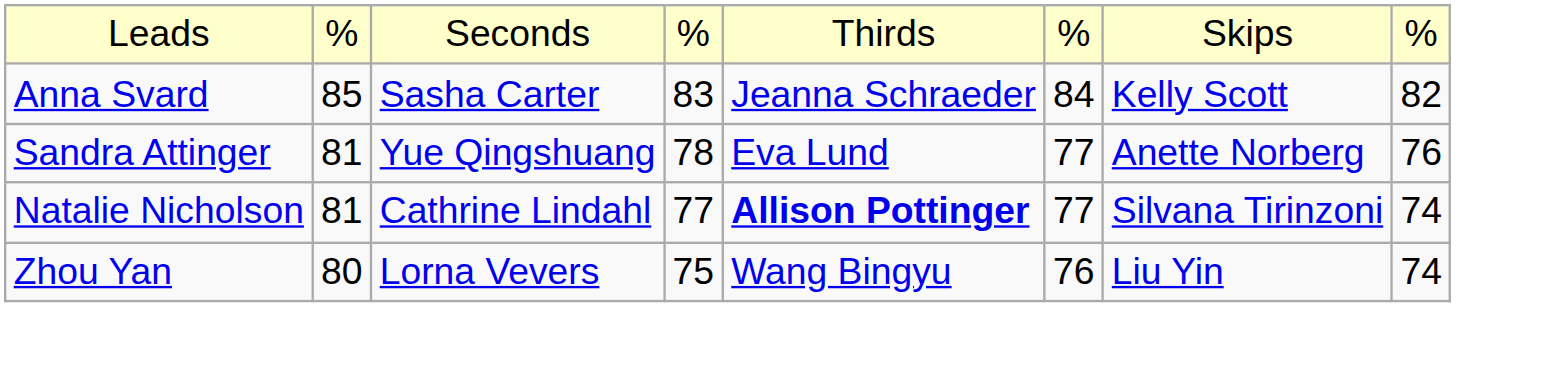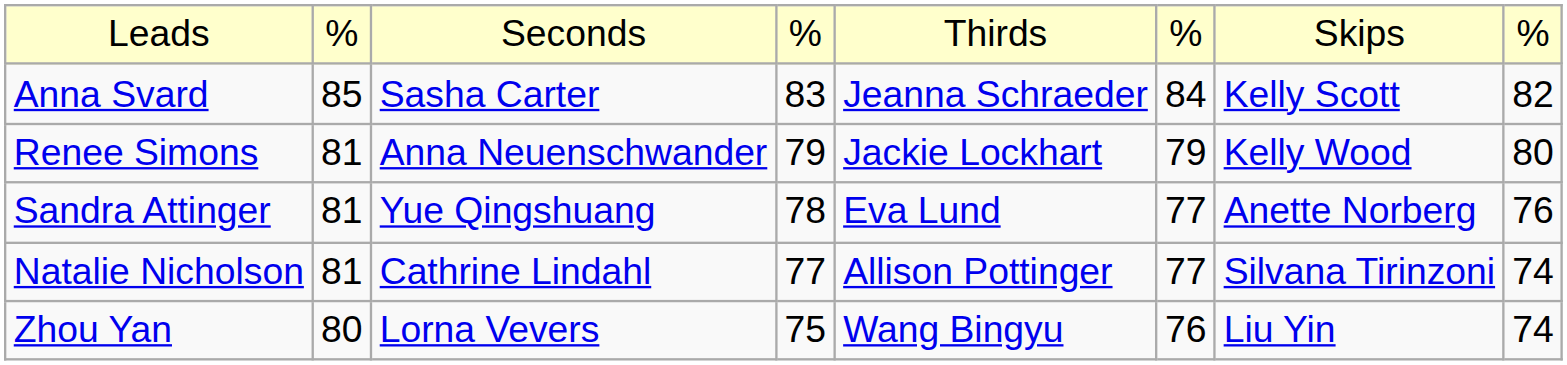+ row: (136, 152)
(880, 211) bold -> (978, 270) normal
